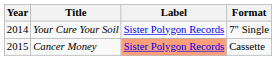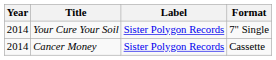(18, 47) 2015 -> (18, 47) 2014
(174, 47) lightsalmon background -> (174, 47) no background
